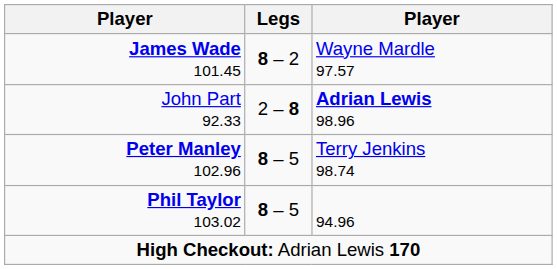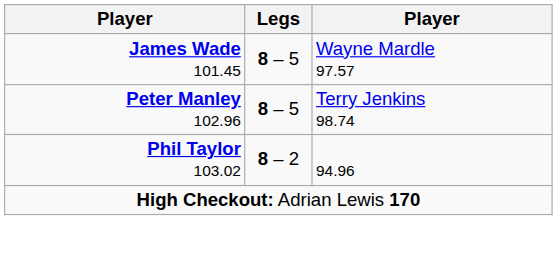(278, 59) 8 – 2 -> (278, 59) 8 – 5
- row: (201, 109)
(278, 210) 8 – 5 -> (278, 159) 8 – 2
